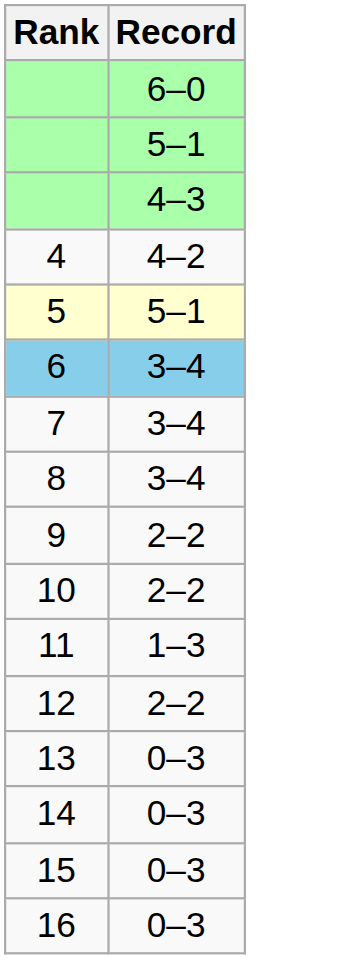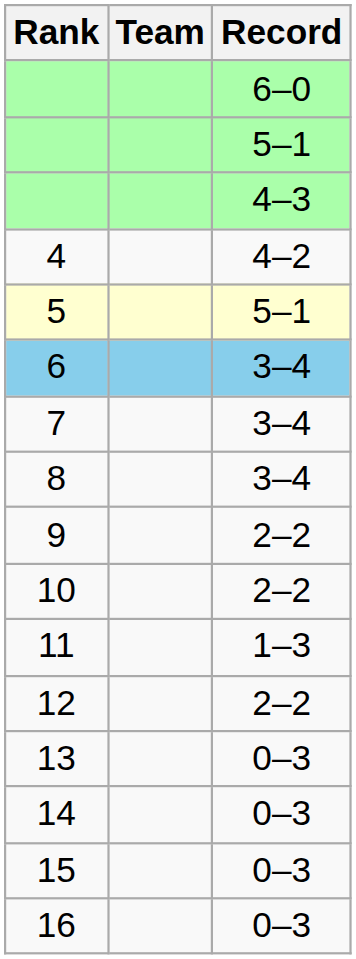+ column: (160, 32)
